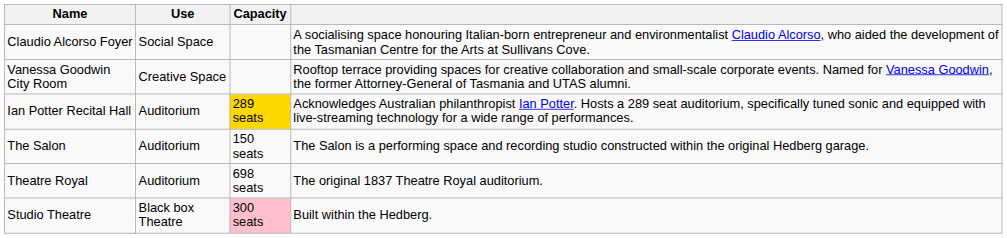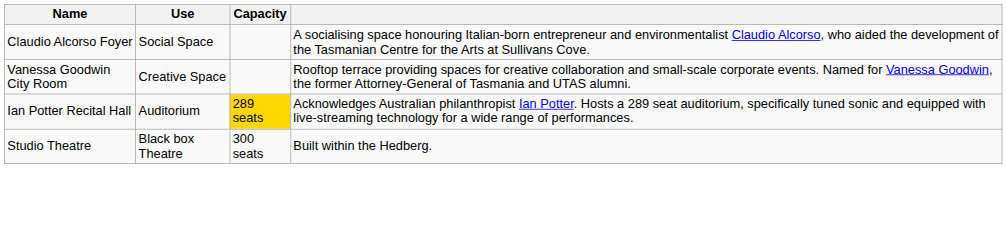- row: (37, 146)
- row: (48, 180)
(248, 215) pink background -> (248, 146) no background
